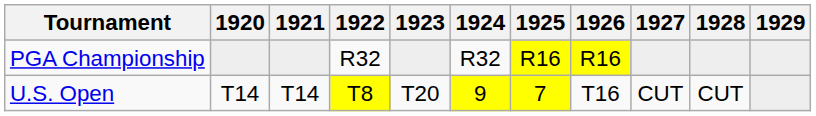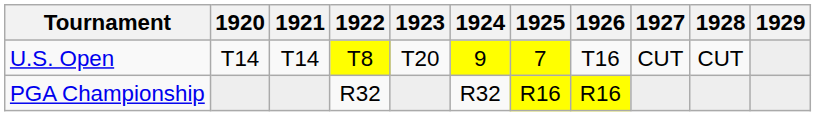rows swapped: (62, 93) <-> (107, 58)
